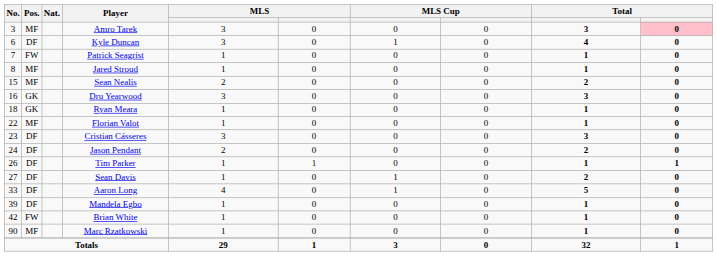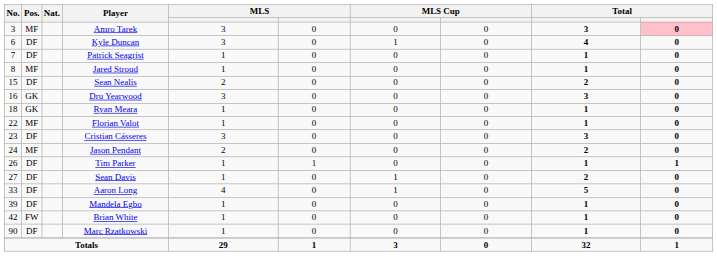(32, 55) FW -> (32, 55) DF
(32, 82) MF -> (32, 82) DF
(32, 149) DF -> (32, 149) MF
(32, 230) MF -> (32, 230) DF
